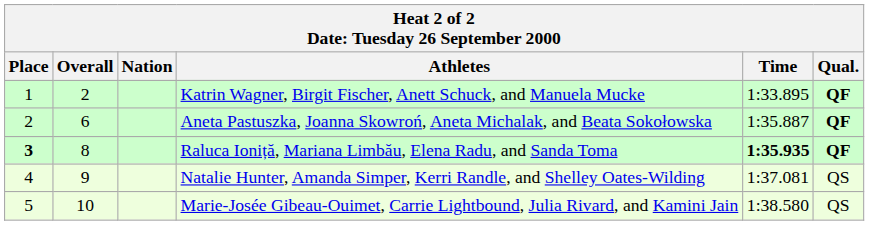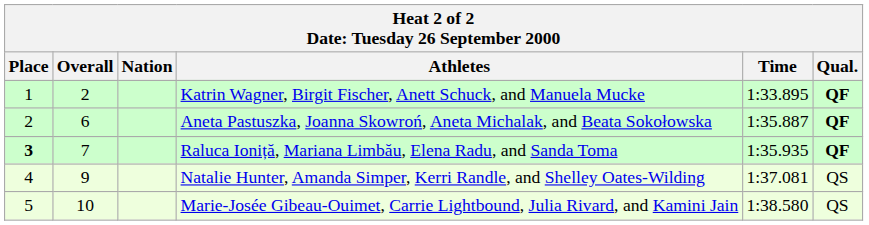(85, 149) 8 -> (85, 149) 7
(778, 149) bold -> (777, 149) normal
